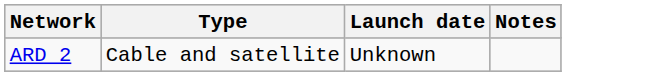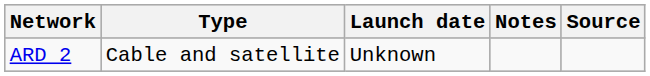+ column: (604, 22)
